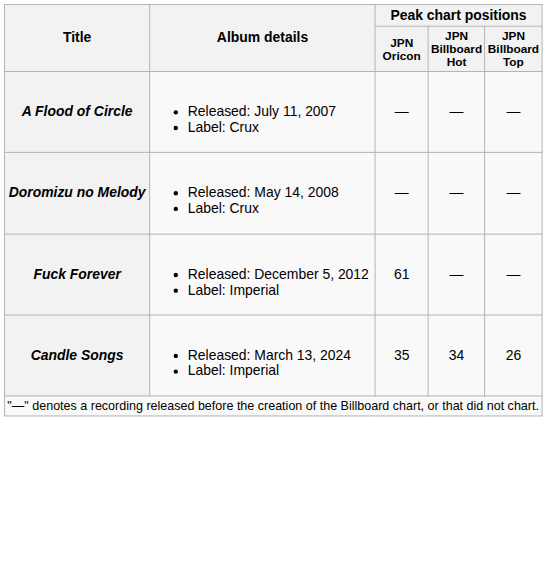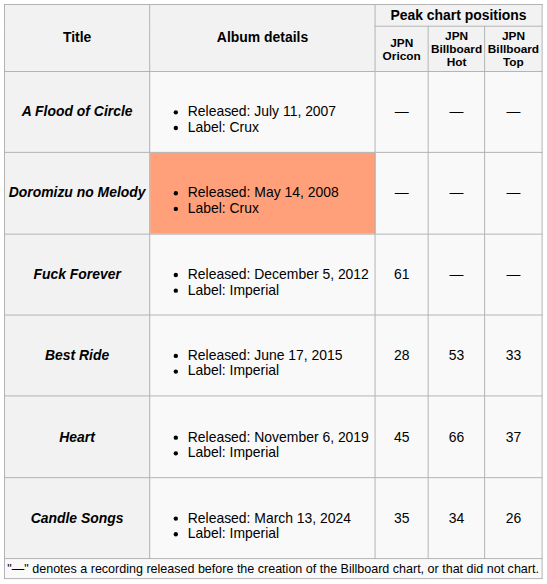(262, 201) no background -> (262, 201) lightsalmon background
+ row: (77, 355)
+ row: (77, 436)
